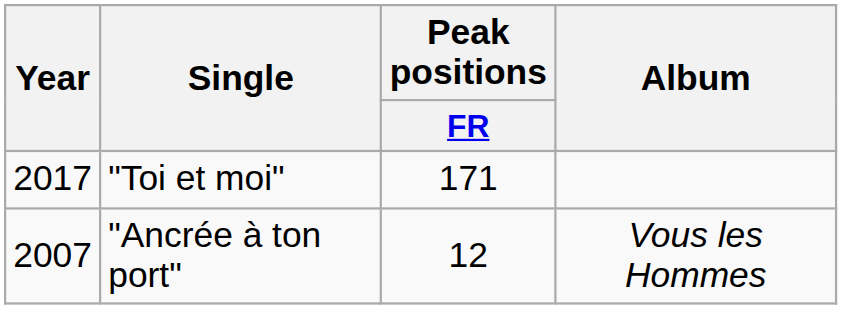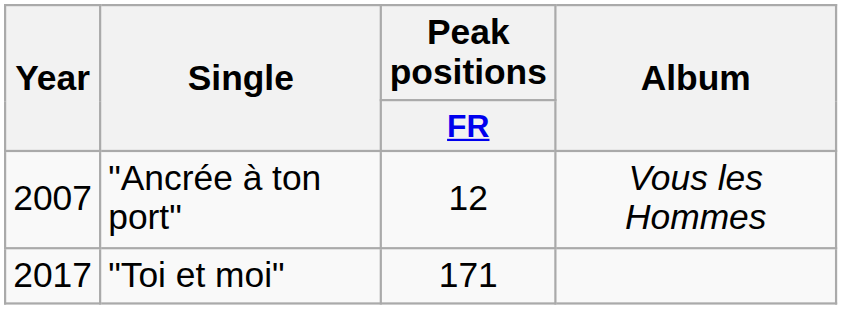rows swapped: (215, 254) <-> (196, 178)
